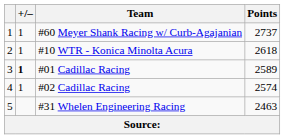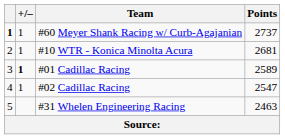(10, 32) normal -> (10, 32) bold
(266, 51) 2618 -> (266, 51) 2681
(266, 88) 2574 -> (266, 88) 2547
